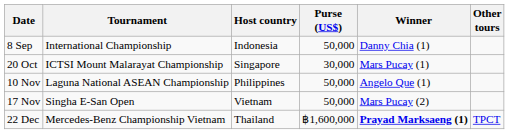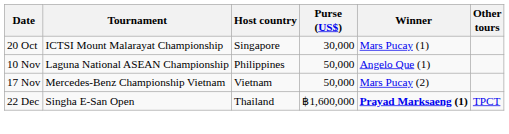- row: (20, 45)
(90, 101) Singha E-San Open -> (135, 82) Mercedes-Benz Championship Vietnam
(135, 120) Mercedes-Benz Championship Vietnam -> (90, 101) Singha E-San Open
